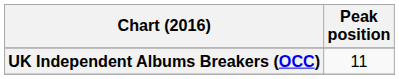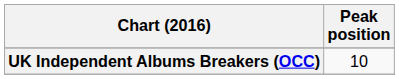(359, 61) 11 -> (359, 61) 10
